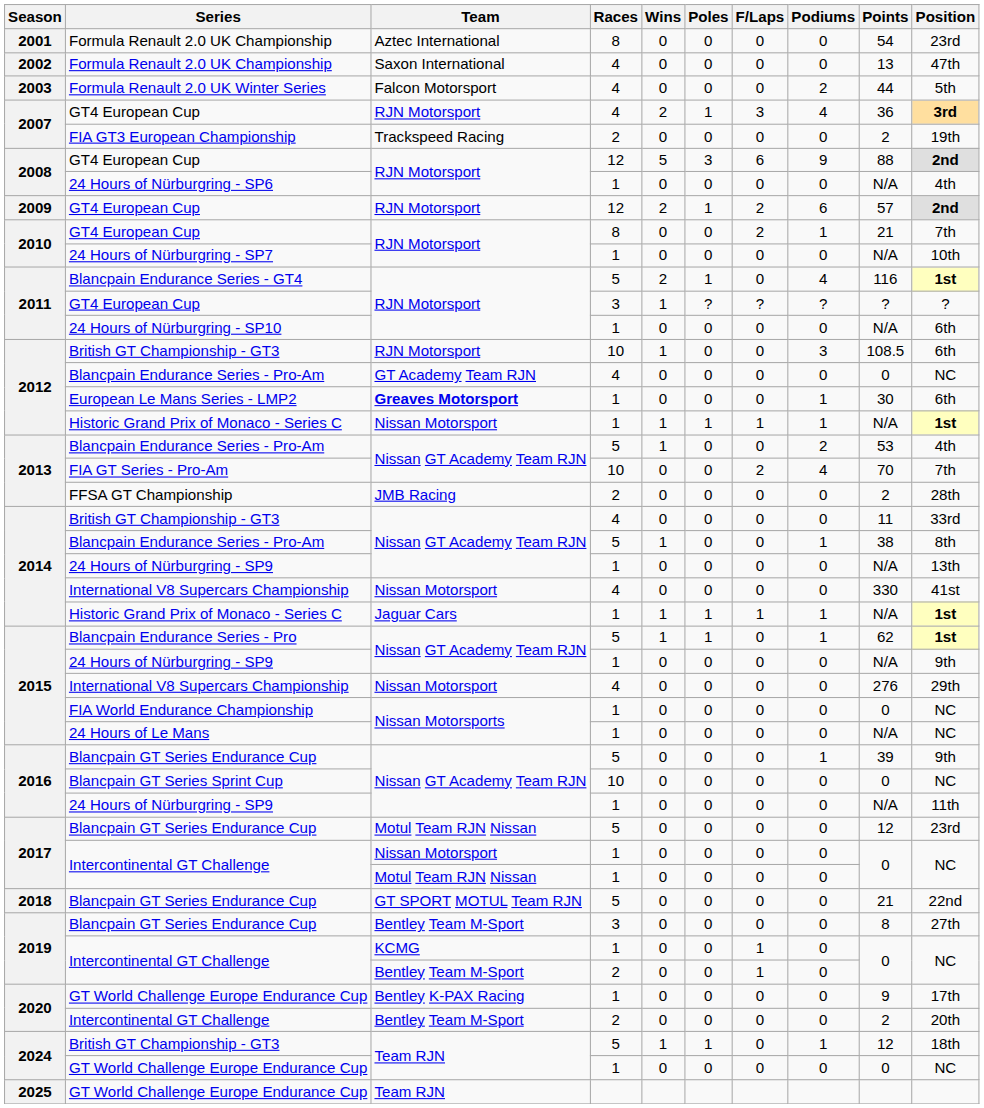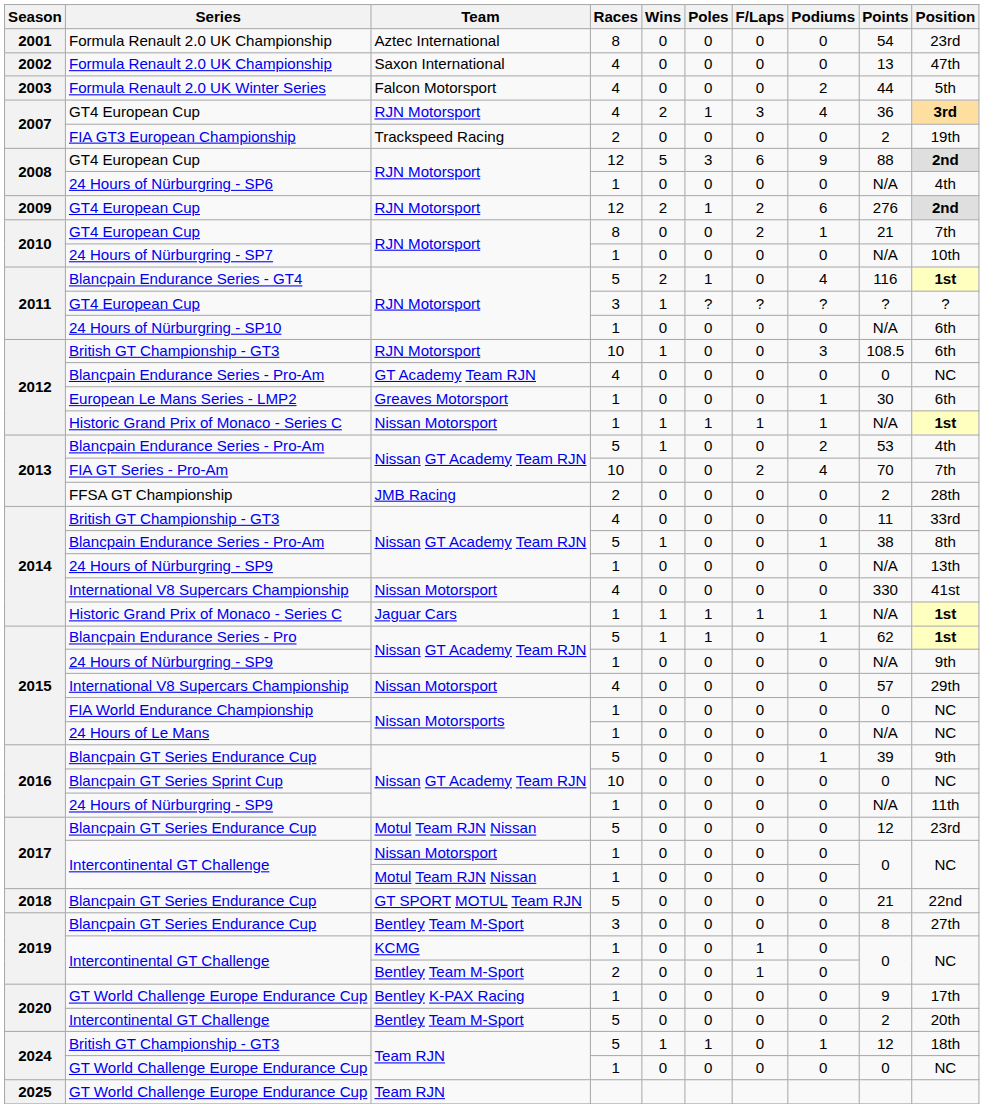(885, 208) 57 -> (885, 208) 276
(446, 399) bold -> (441, 399) normal
(885, 686) 276 -> (885, 686) 57
(616, 1020) 2 -> (616, 1020) 5
